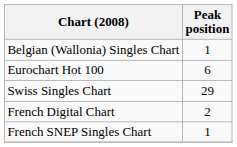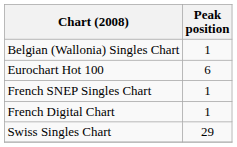rows swapped: (79, 132) <-> (59, 91)
(207, 111) 2 -> (207, 111) 1
